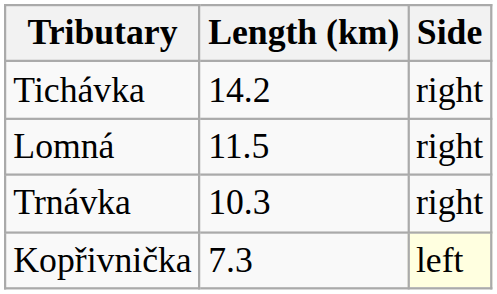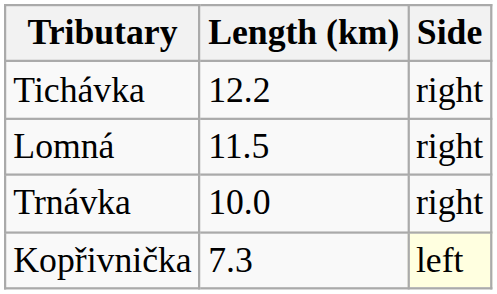(239, 89) 14.2 -> (239, 89) 12.2
(239, 202) 10.3 -> (239, 202) 10.0
